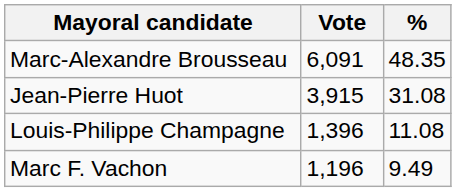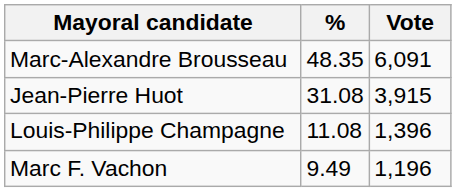columns swapped: (342, 22) <-> (417, 22)
